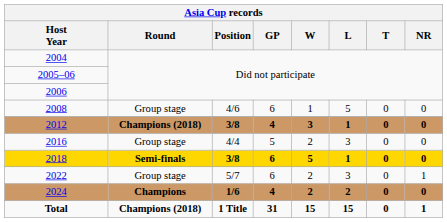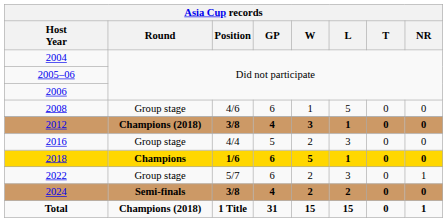(160, 158) Semi-finals -> (160, 158) Champions
(233, 158) 3/8 -> (233, 158) 1/6
(160, 192) Champions -> (160, 192) Semi-finals
(233, 192) 1/6 -> (233, 192) 3/8
